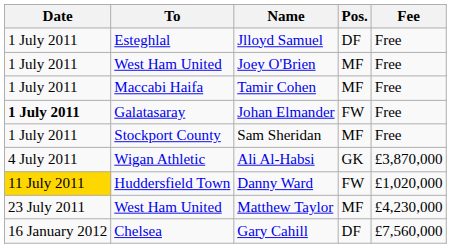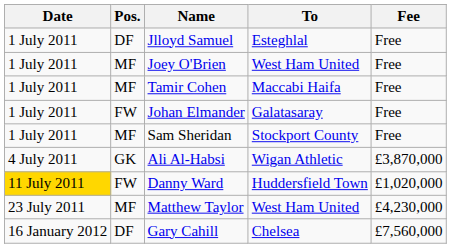columns swapped: (355, 16) <-> (172, 16)
(44, 111) bold -> (43, 111) normal
